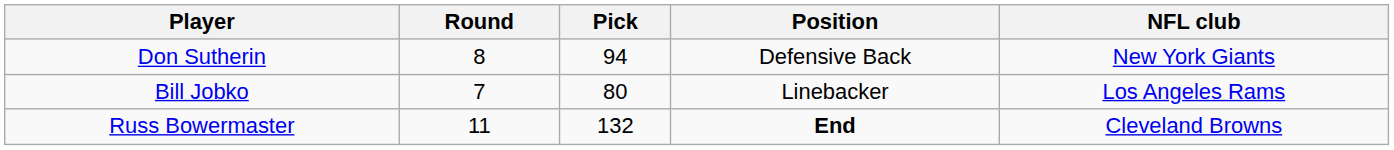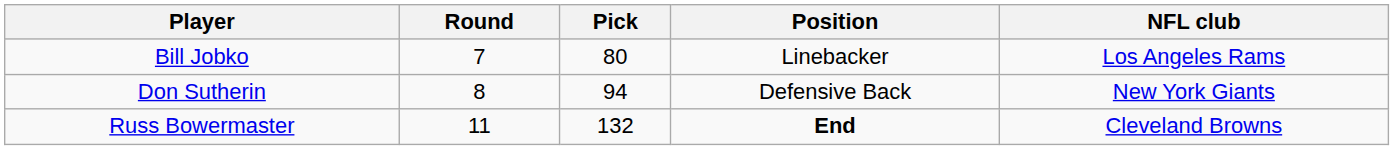rows swapped: (202, 91) <-> (202, 56)
